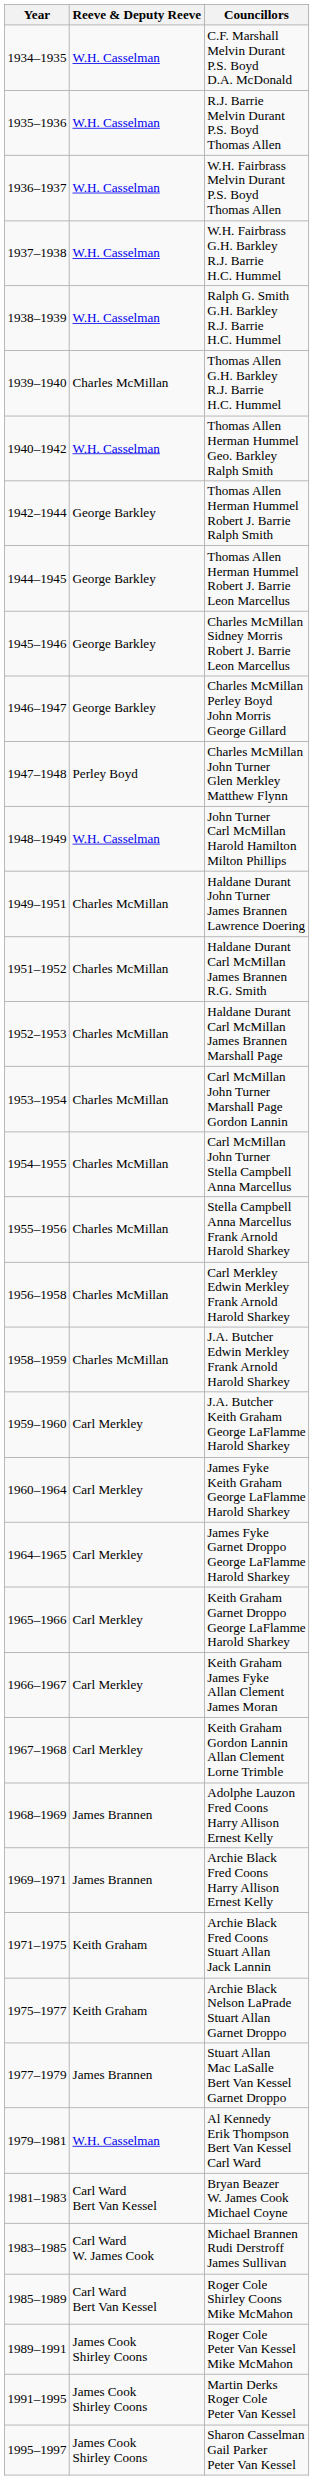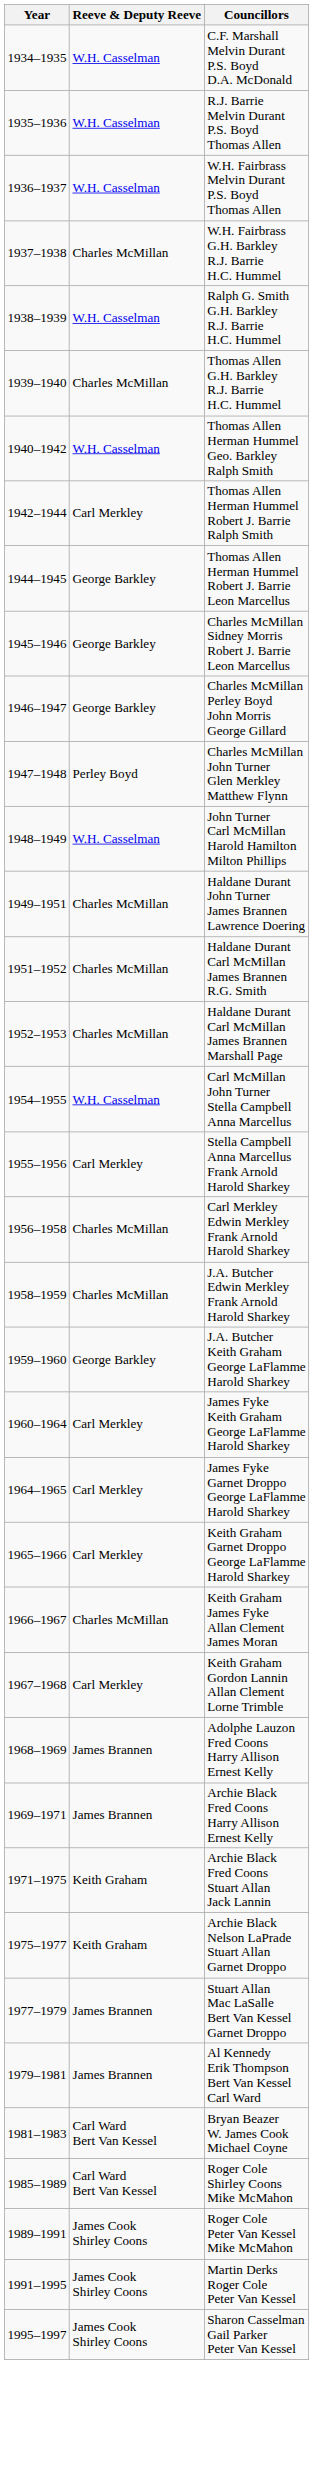(116, 253) W.H. Casselman -> (120, 253) Charles McMillan
(114, 513) George Barkley -> (108, 513) Carl Merkley
- row: (247, 1099)
(120, 1164) Charles McMillan -> (116, 1099) W.H. Casselman
(120, 1229) Charles McMillan -> (108, 1164) Carl Merkley
(108, 1424) Carl Merkley -> (114, 1359) George Barkley
(108, 1685) Carl Merkley -> (120, 1619) Charles McMillan
(116, 2140) W.H. Casselman -> (112, 2075) James Brannen
- row: (253, 2248)
